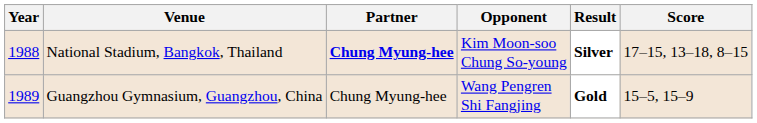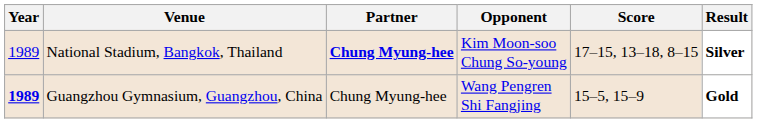columns swapped: (686, 17) <-> (595, 17)
(24, 52) 1988 -> (24, 52) 1989
(24, 96) normal -> (24, 96) bold
